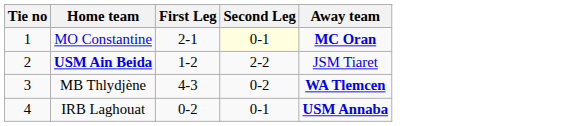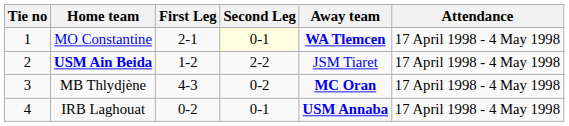+ column: (477, 16)
(345, 39) MC Oran -> (345, 39) WA Tlemcen
(345, 86) WA Tlemcen -> (345, 86) MC Oran
